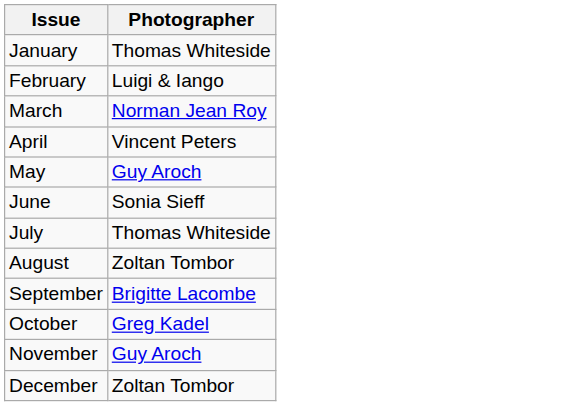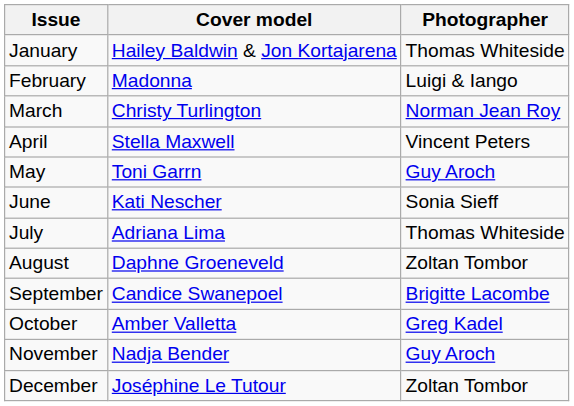+ column: (254, 19)
